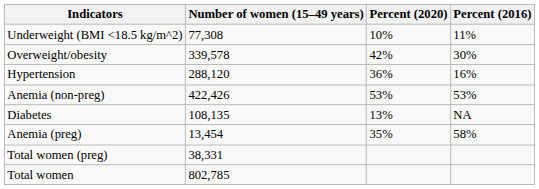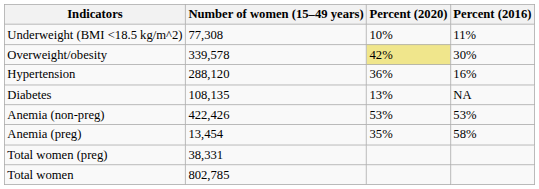(381, 54) no background -> (381, 54) khaki background
rows swapped: (29, 114) <-> (56, 94)
